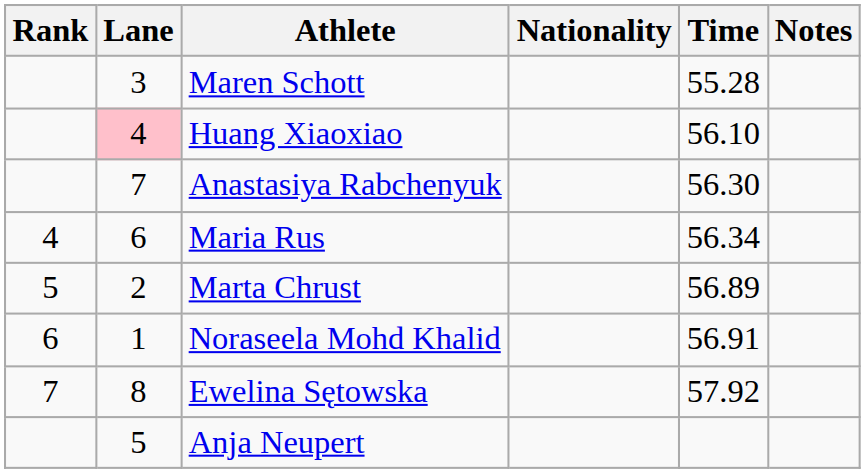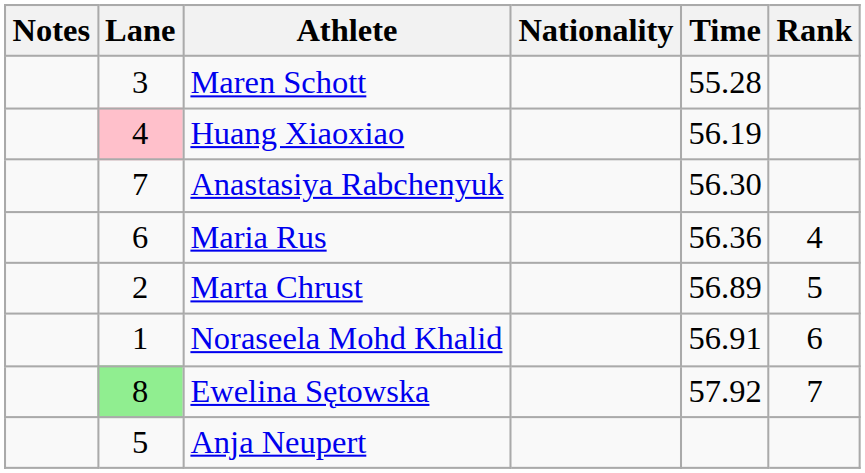columns swapped: (50, 30) <-> (814, 30)
(723, 133) 56.10 -> (725, 133) 56.19
(723, 236) 56.34 -> (725, 236) 56.36
(138, 390) no background -> (140, 390) lightgreen background
